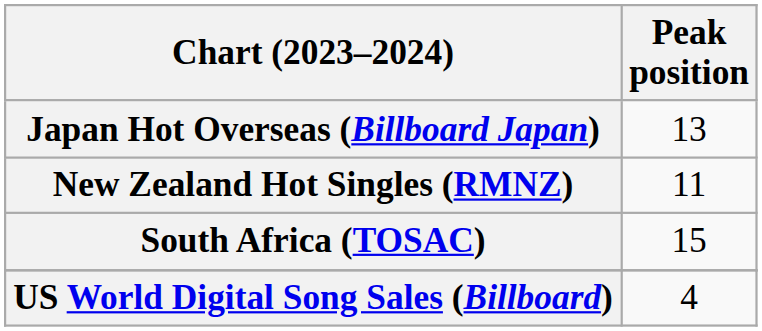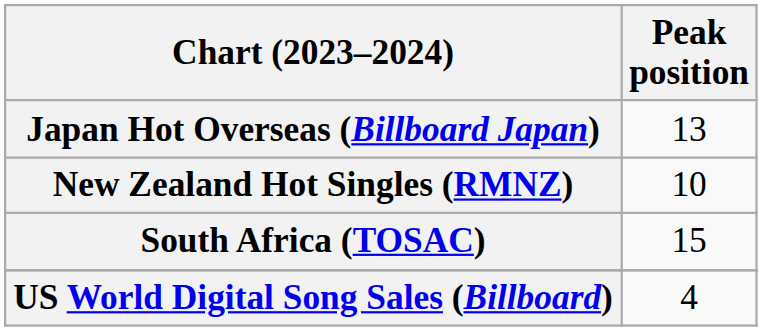(689, 184) 11 -> (689, 184) 10
